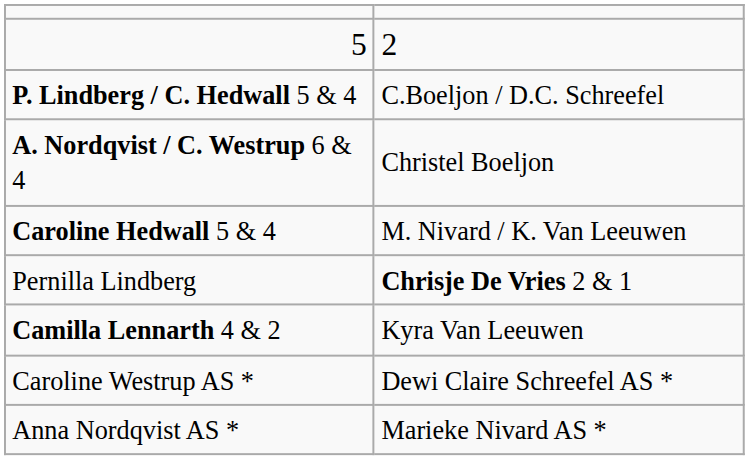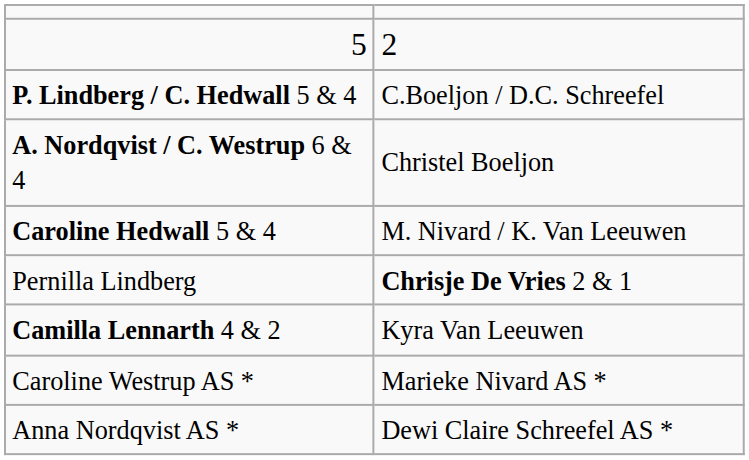(527, 381) Dewi Claire Schreefel AS * -> (494, 381) Marieke Nivard AS *
(494, 431) Marieke Nivard AS * -> (527, 431) Dewi Claire Schreefel AS *
